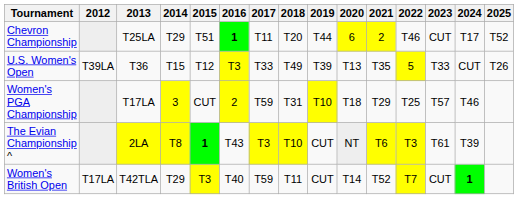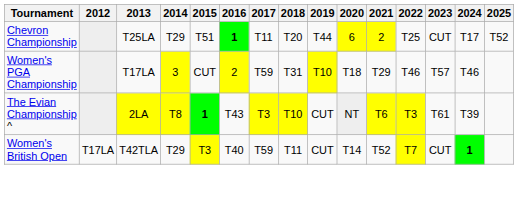(411, 37) T46 -> (411, 37) T25
- row: (42, 66)
(411, 102) T25 -> (411, 72) T46
